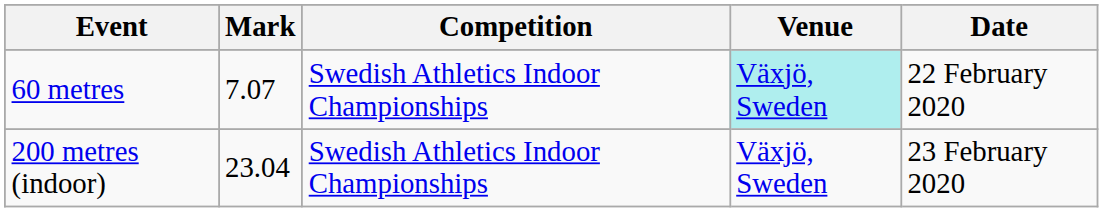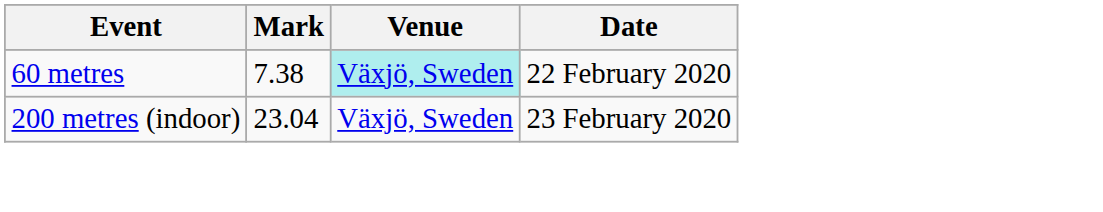- column: (516, 27)
(250, 89) 7.07 -> (279, 73) 7.38
